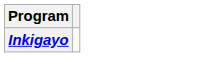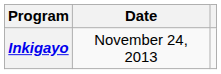+ column: (141, 16)
